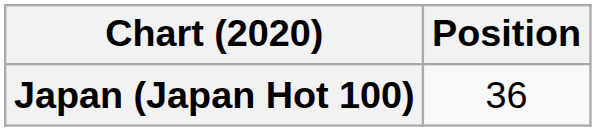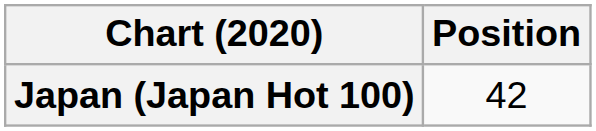(507, 94) 36 -> (507, 94) 42
